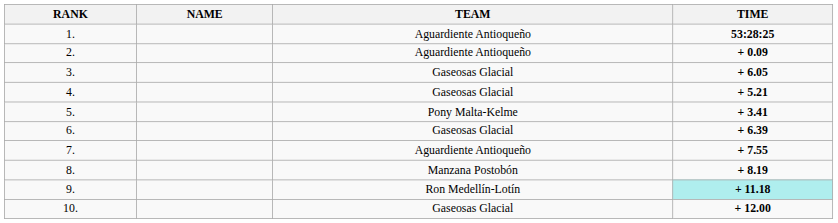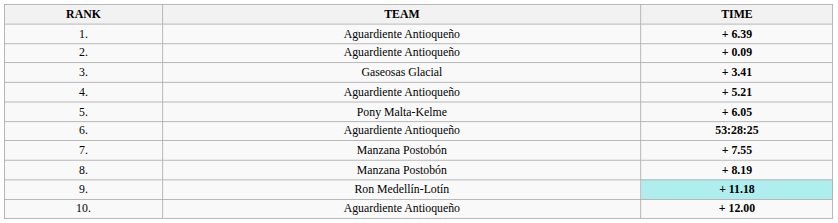- column: (205, 14)
(753, 34) 53:28:25 -> (737, 34) + 6.39
(753, 73) + 6.05 -> (737, 73) + 3.41
(473, 92) Gaseosas Glacial -> (402, 92) Aguardiente Antioqueño
(753, 112) + 3.41 -> (737, 112) + 6.05
(473, 131) Gaseosas Glacial -> (402, 131) Aguardiente Antioqueño
(753, 131) + 6.39 -> (737, 131) 53:28:25
(473, 150) Aguardiente Antioqueño -> (402, 150) Manzana Postobón
(473, 209) Gaseosas Glacial -> (402, 209) Aguardiente Antioqueño
